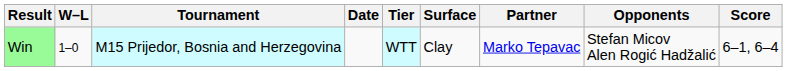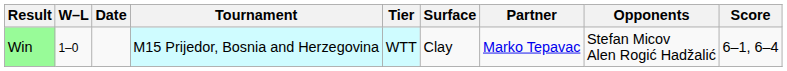columns swapped: (363, 15) <-> (218, 15)
